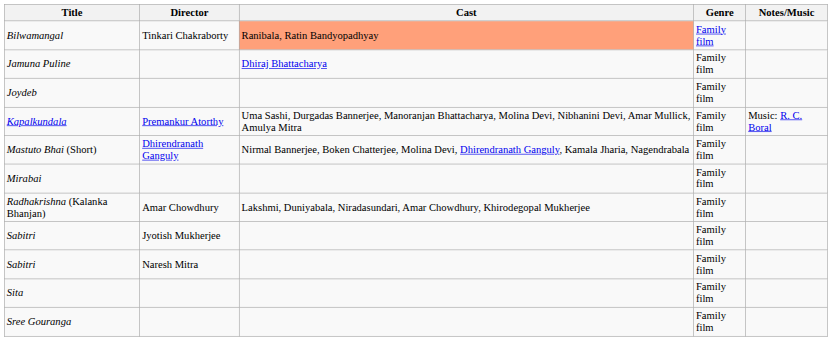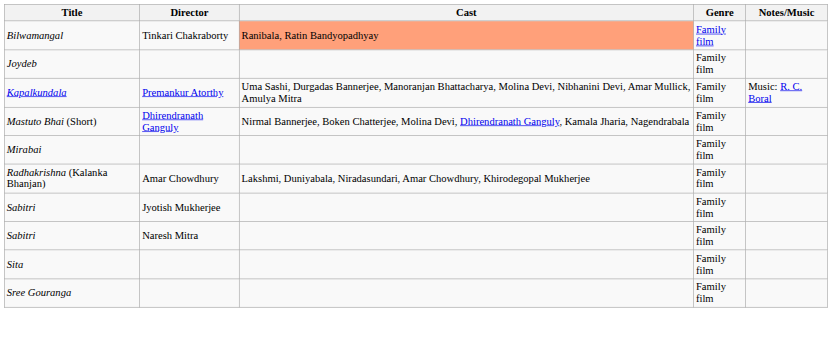- row: (39, 64)
